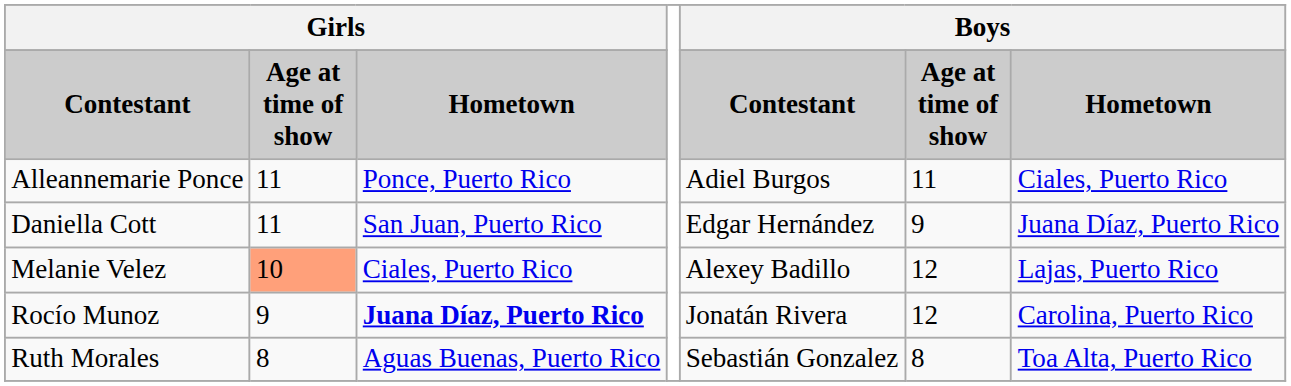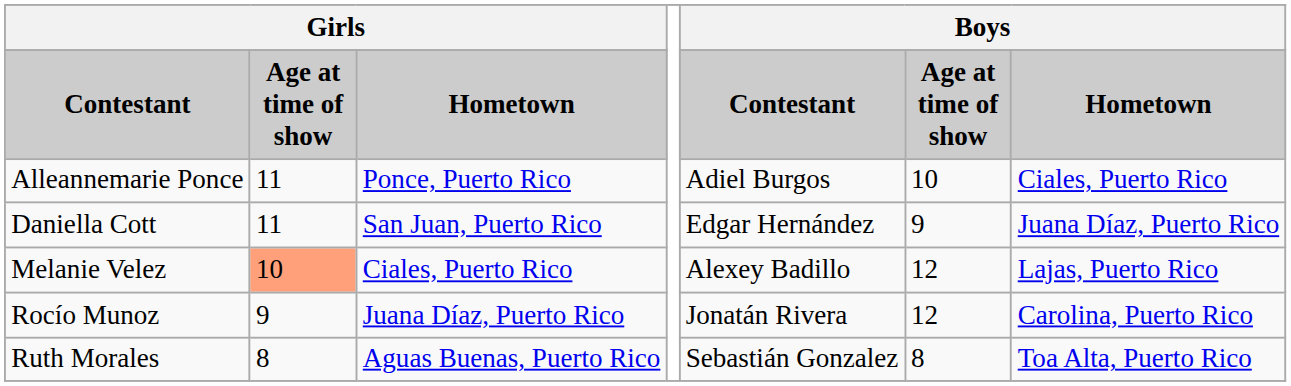(924, 180) 11 -> (925, 180) 10
(503, 314) bold -> (494, 314) normal
